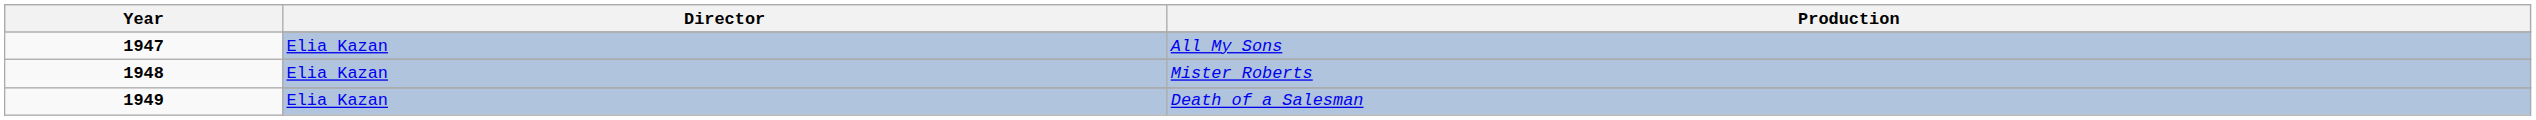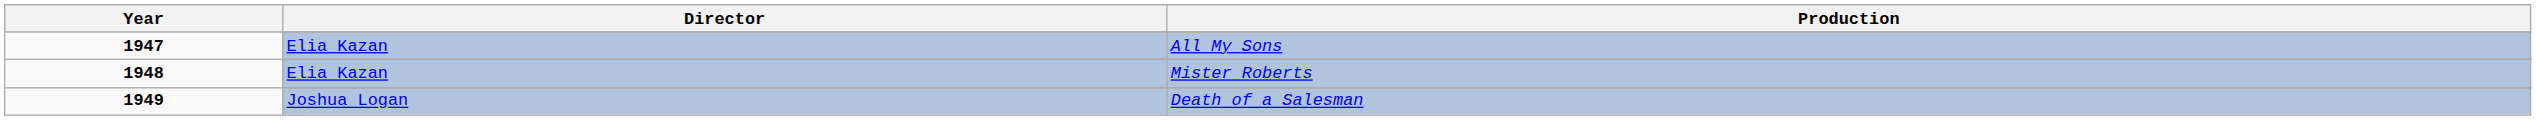(337, 101) Elia Kazan -> (347, 101) Joshua Logan
